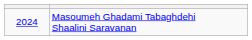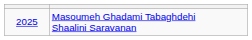(27, 22) 2024 -> (27, 22) 2025
